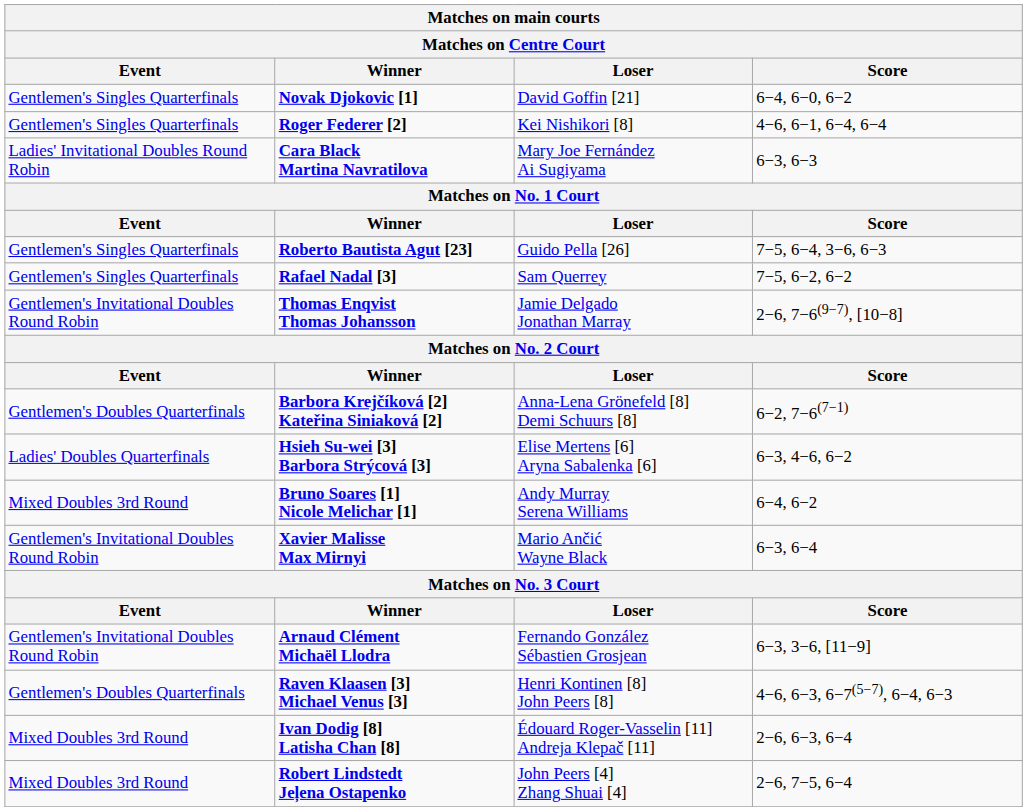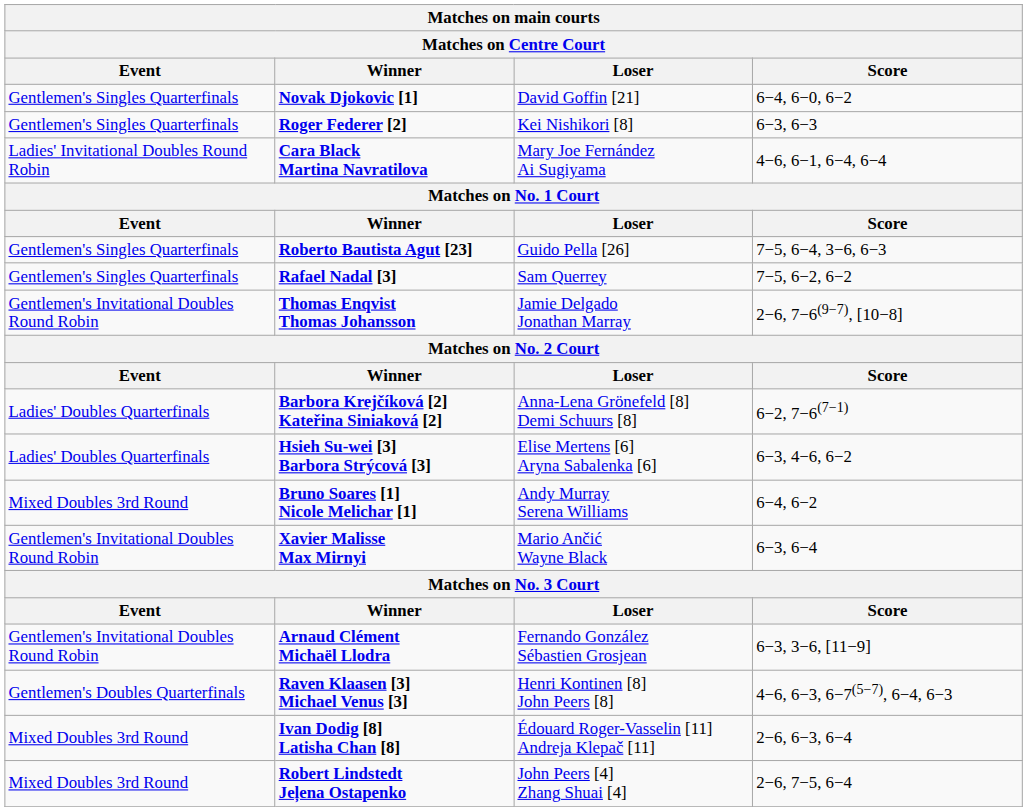(821, 124) 4−6, 6−1, 6−4, 6−4 -> (787, 124) 6−3, 6−3
(787, 160) 6−3, 6−3 -> (821, 160) 4−6, 6−1, 6−4, 6−4
(127, 411) Gentlemen's Doubles Quarterfinals -> (109, 411) Ladies' Doubles Quarterfinals
